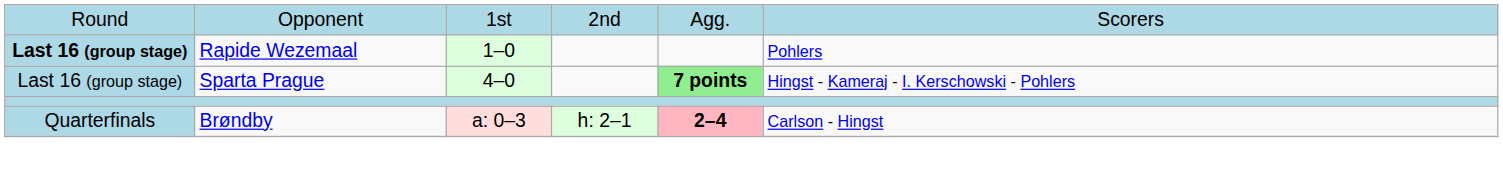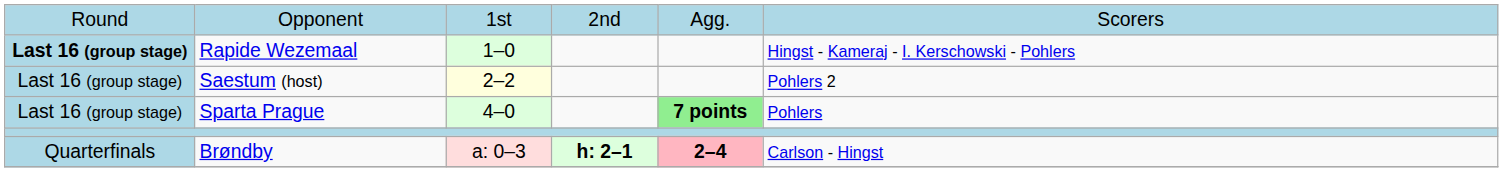(795, 51) Pohlers -> (921, 51) Hingst - Kameraj - I. Kerschowski - Pohlers
+ row: (261, 81)
(921, 82) Hingst - Kameraj - I. Kerschowski - Pohlers -> (795, 113) Pohlers
(605, 120) normal -> (605, 151) bold
